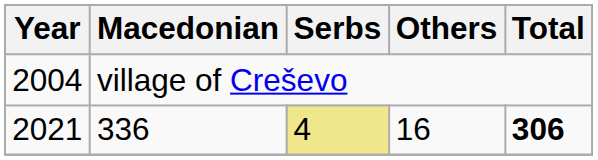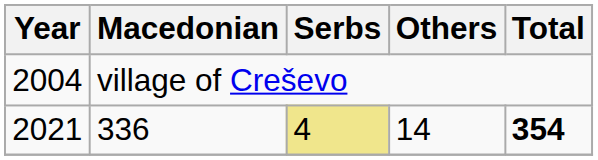(413, 129) 16 -> (413, 129) 14
(538, 129) 306 -> (538, 129) 354
